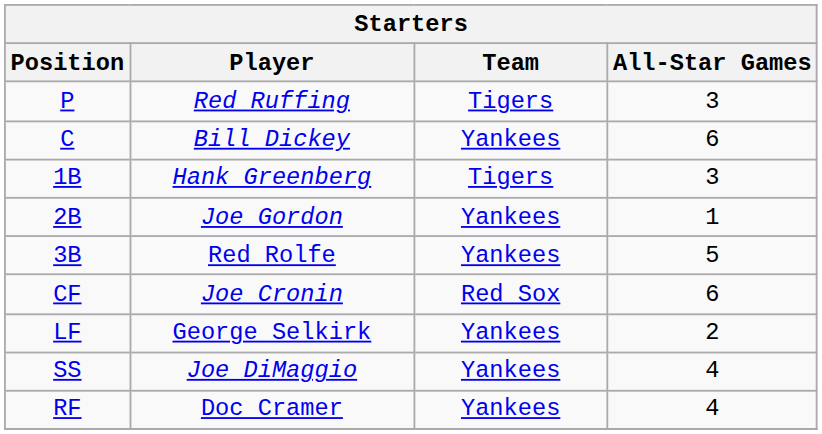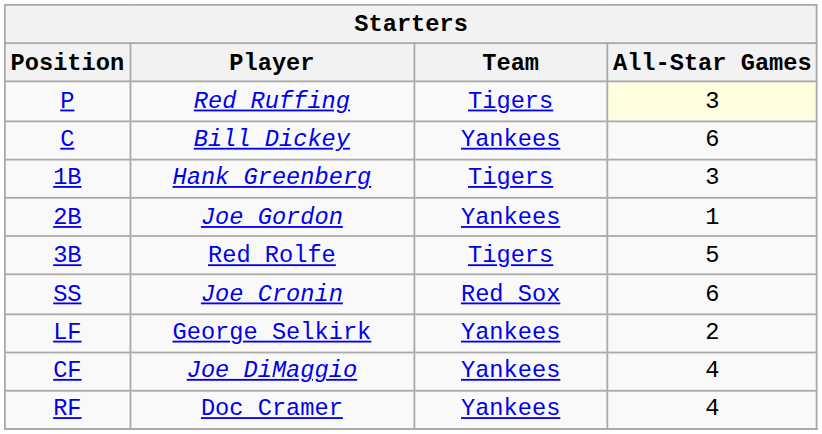(712, 101) no background -> (712, 101) lightyellow background
(511, 256) Yankees -> (511, 256) Tigers
(67, 294) CF -> (67, 294) SS
(67, 371) SS -> (67, 371) CF
